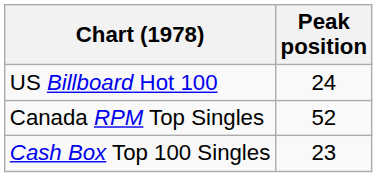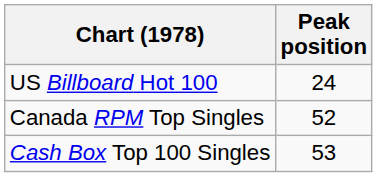(324, 152) 23 -> (324, 152) 53
